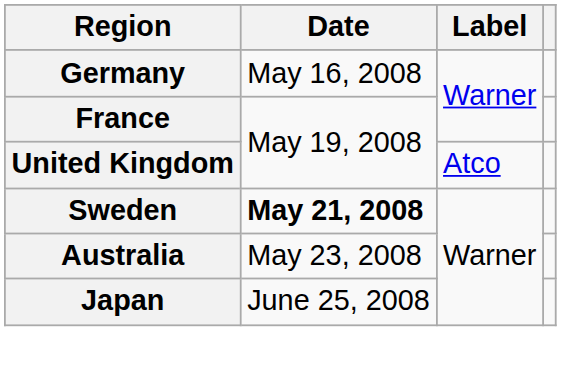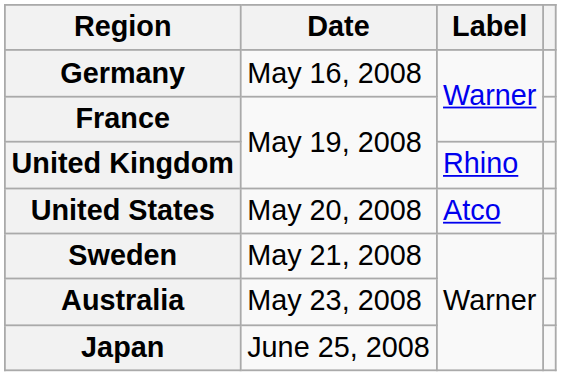(472, 164) Atco -> (481, 164) Rhino
+ row: (123, 210)
(335, 210) bold -> (334, 255) normal
